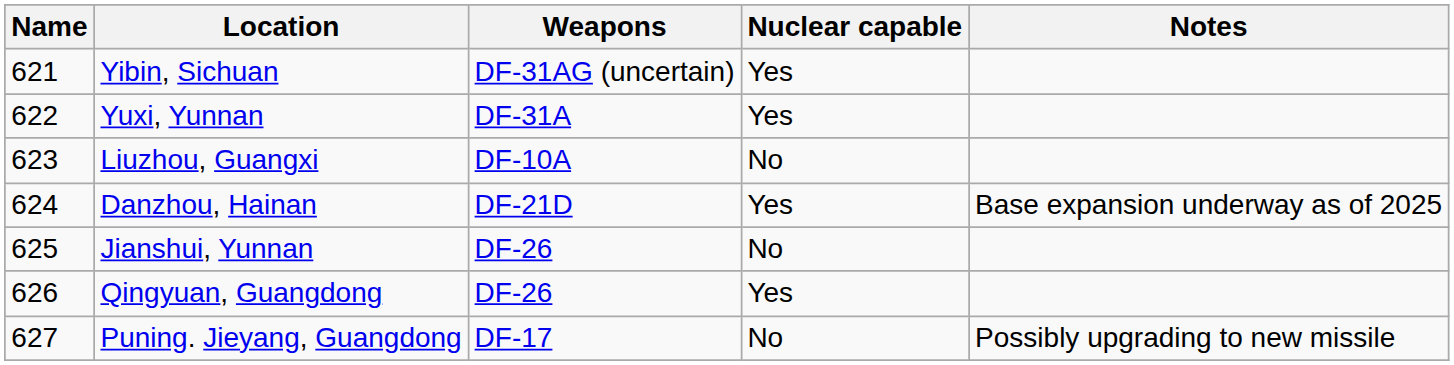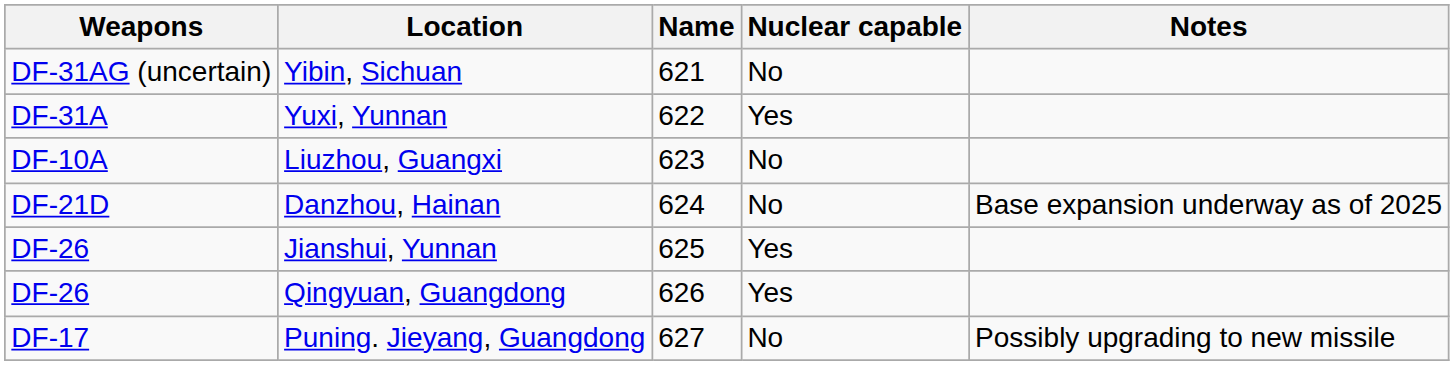columns swapped: (49, 26) <-> (605, 26)
(770, 71) Yes -> (765, 71) No
(770, 204) Yes -> (765, 204) No
(765, 248) No -> (770, 248) Yes
